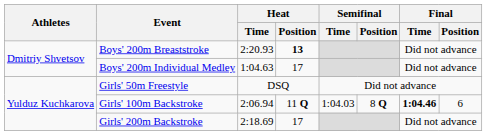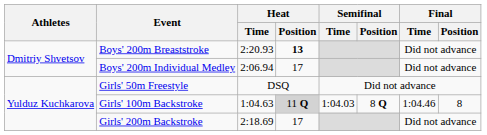(257, 68) 1:04.63 -> (257, 68) 2:06.94
(257, 104) 2:06.94 -> (257, 104) 1:04.63
(297, 104) no background -> (297, 104) lightgrey background
(419, 104) bold -> (419, 104) normal
(460, 104) 6 -> (460, 104) 8
